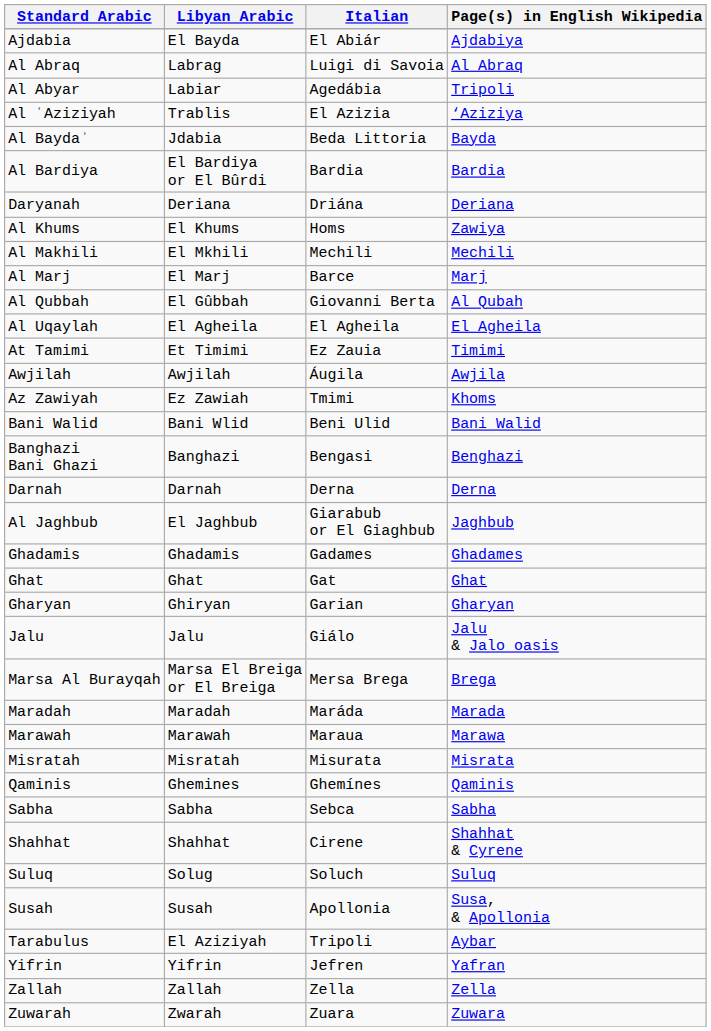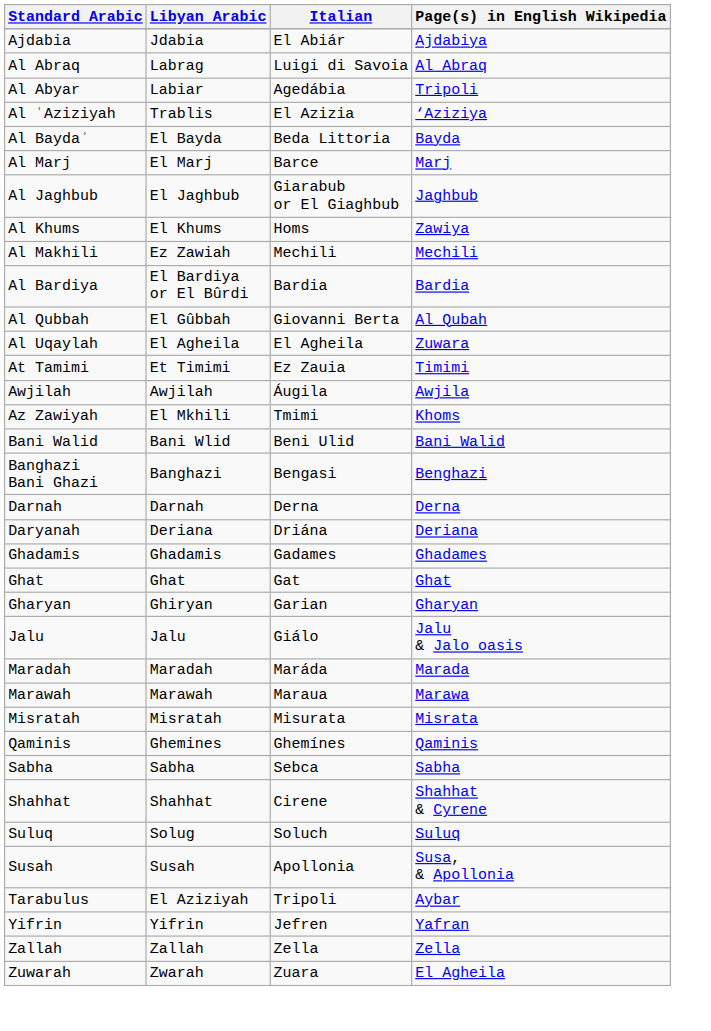(204, 41) El Bayda -> (177, 41) Jdabia
(195, 139) Jdabia -> (186, 139) El Bayda
rows swapped: (53, 172) <-> (40, 278)
rows swapped: (53, 523) <-> (44, 205)
(208, 253) El Mkhili -> (190, 253) Ez Zawiah
(496, 326) El Agheila -> (442, 344) Zuwara
(208, 399) Ez Zawiah -> (190, 417) El Mkhili
- row: (84, 679)
(478, 1015) Zuwara -> (460, 973) El Agheila
